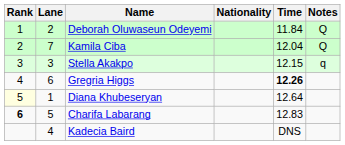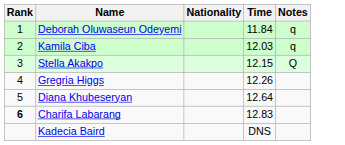- column: (50, 13)
(323, 30) Q -> (293, 30) q
(290, 47) 12.04 -> (260, 47) 12.03
(323, 47) Q -> (293, 47) q
(323, 64) q -> (293, 64) Q
(290, 81) bold -> (260, 81) normal
(20, 98) lightyellow background -> (20, 98) no background
